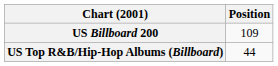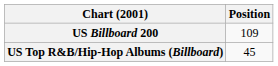(249, 52) 44 -> (249, 52) 45
